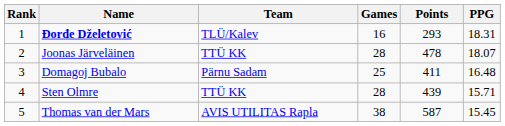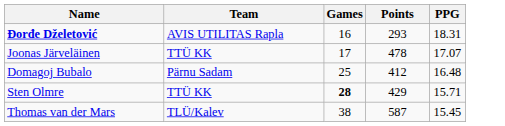- column: (22, 14)
(230, 33) TLÜ/Kalev -> (225, 33) AVIS UTILITAS Rapla
(379, 53) 28 -> (345, 53) 17
(482, 53) 18.07 -> (447, 53) 17.07
(432, 72) 411 -> (397, 72) 412
(379, 92) normal -> (345, 92) bold
(432, 92) 439 -> (397, 92) 429
(260, 111) AVIS UTILITAS Rapla -> (195, 111) TLÜ/Kalev
